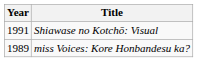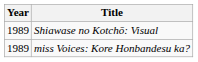(18, 30) 1991 -> (18, 30) 1989
